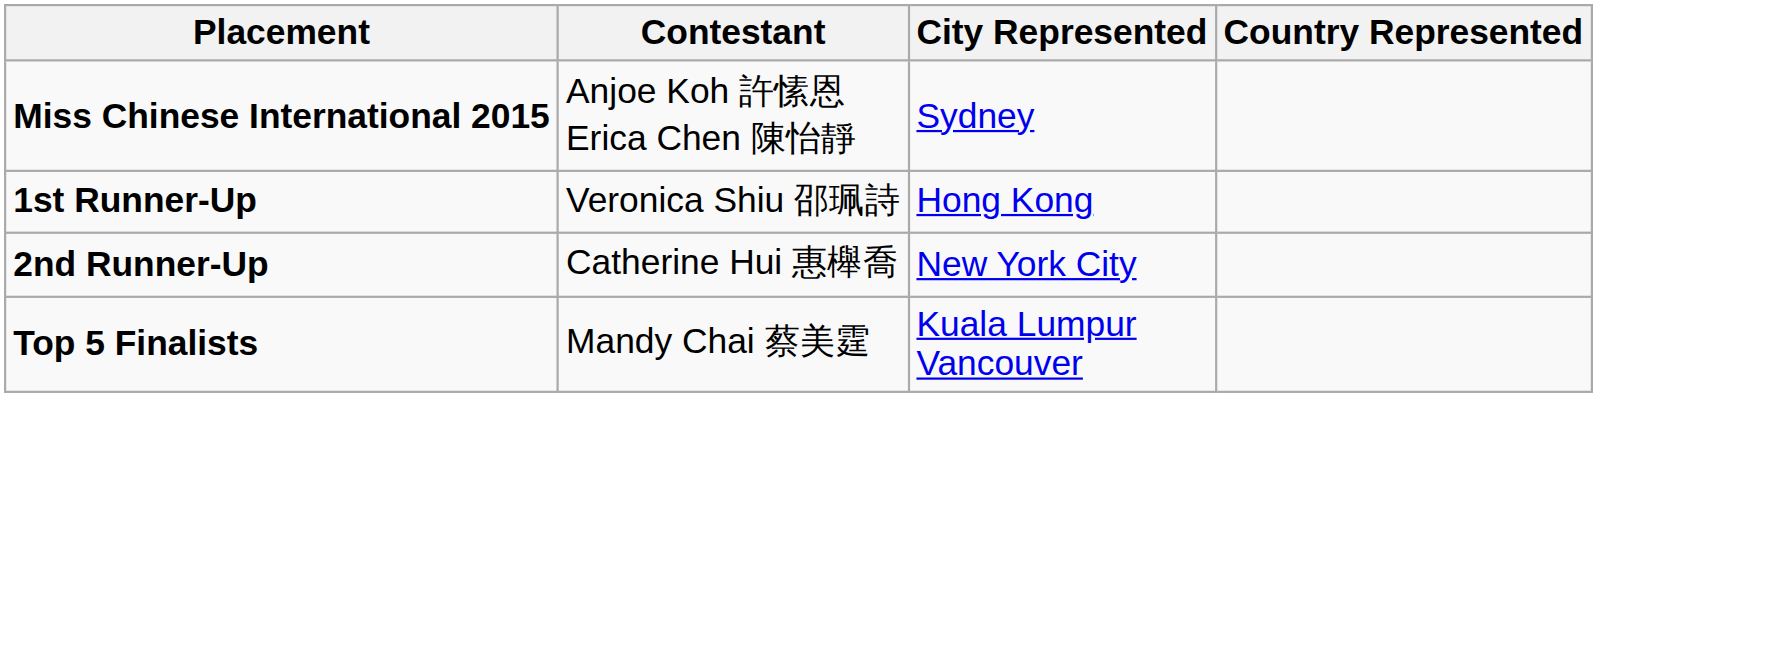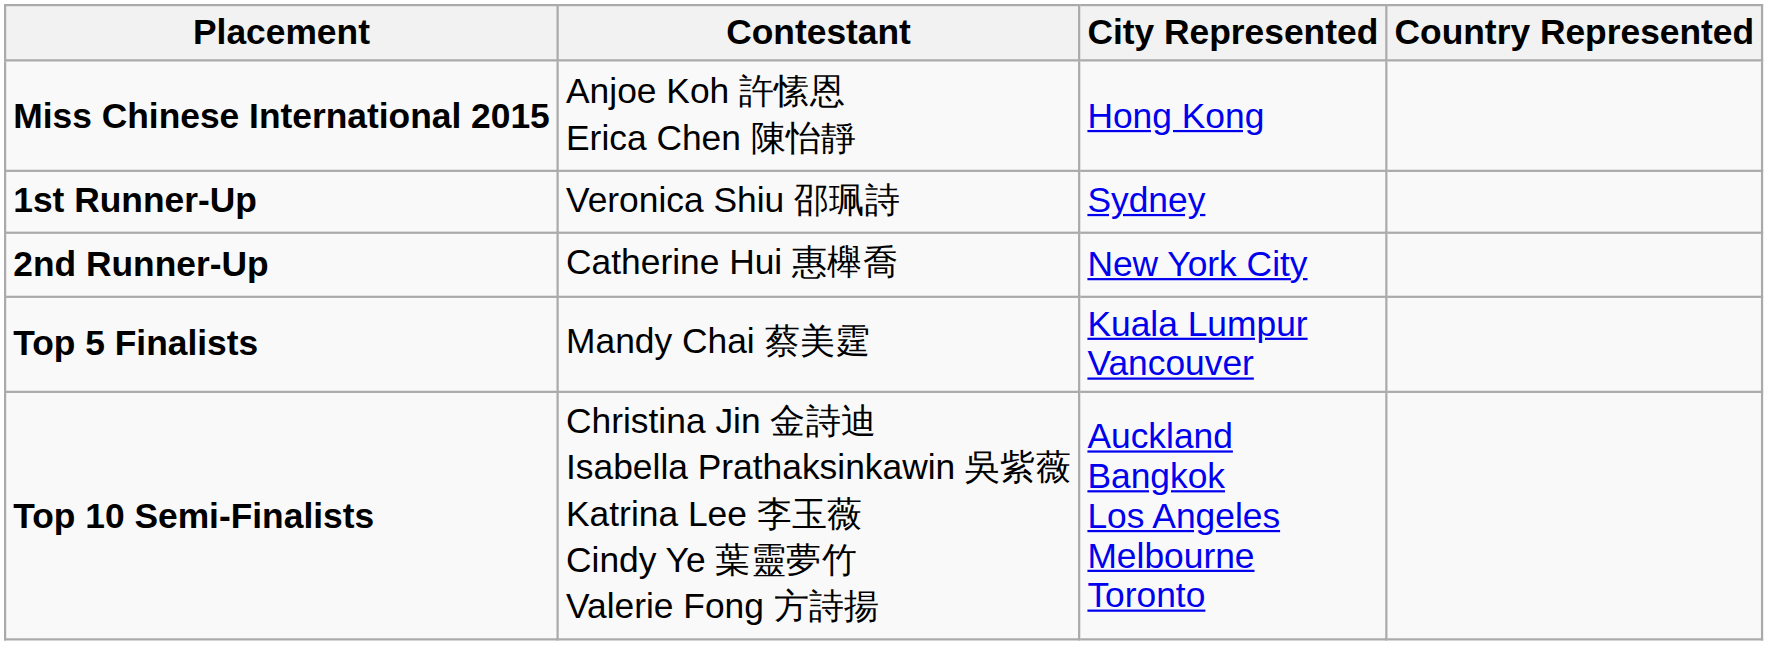(975, 115) Sydney -> (1176, 115) Hong Kong
(1005, 201) Hong Kong -> (1146, 201) Sydney
+ row: (194, 515)
